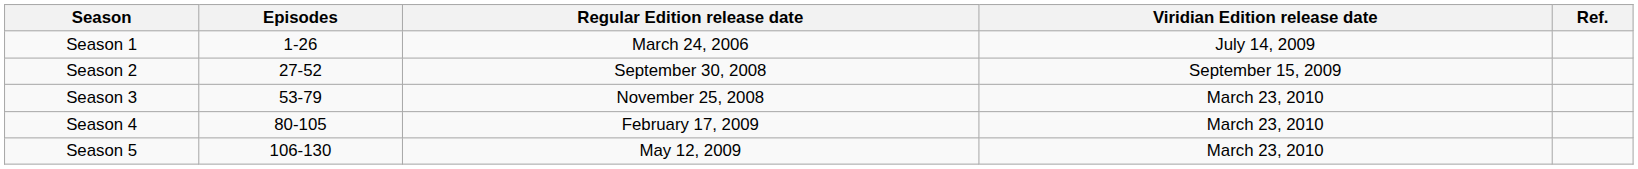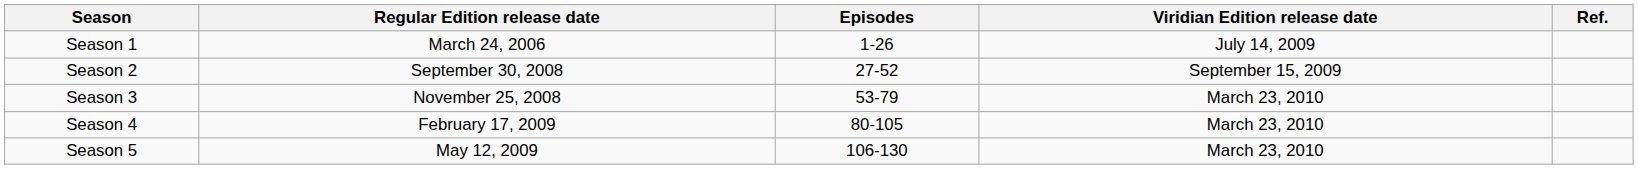columns swapped: (300, 17) <-> (690, 17)
